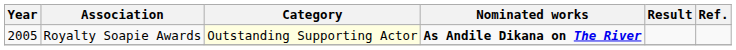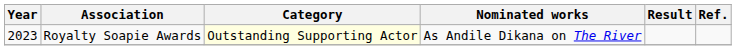(22, 35) 2005 -> (22, 35) 2023
(532, 35) bold -> (532, 35) normal
